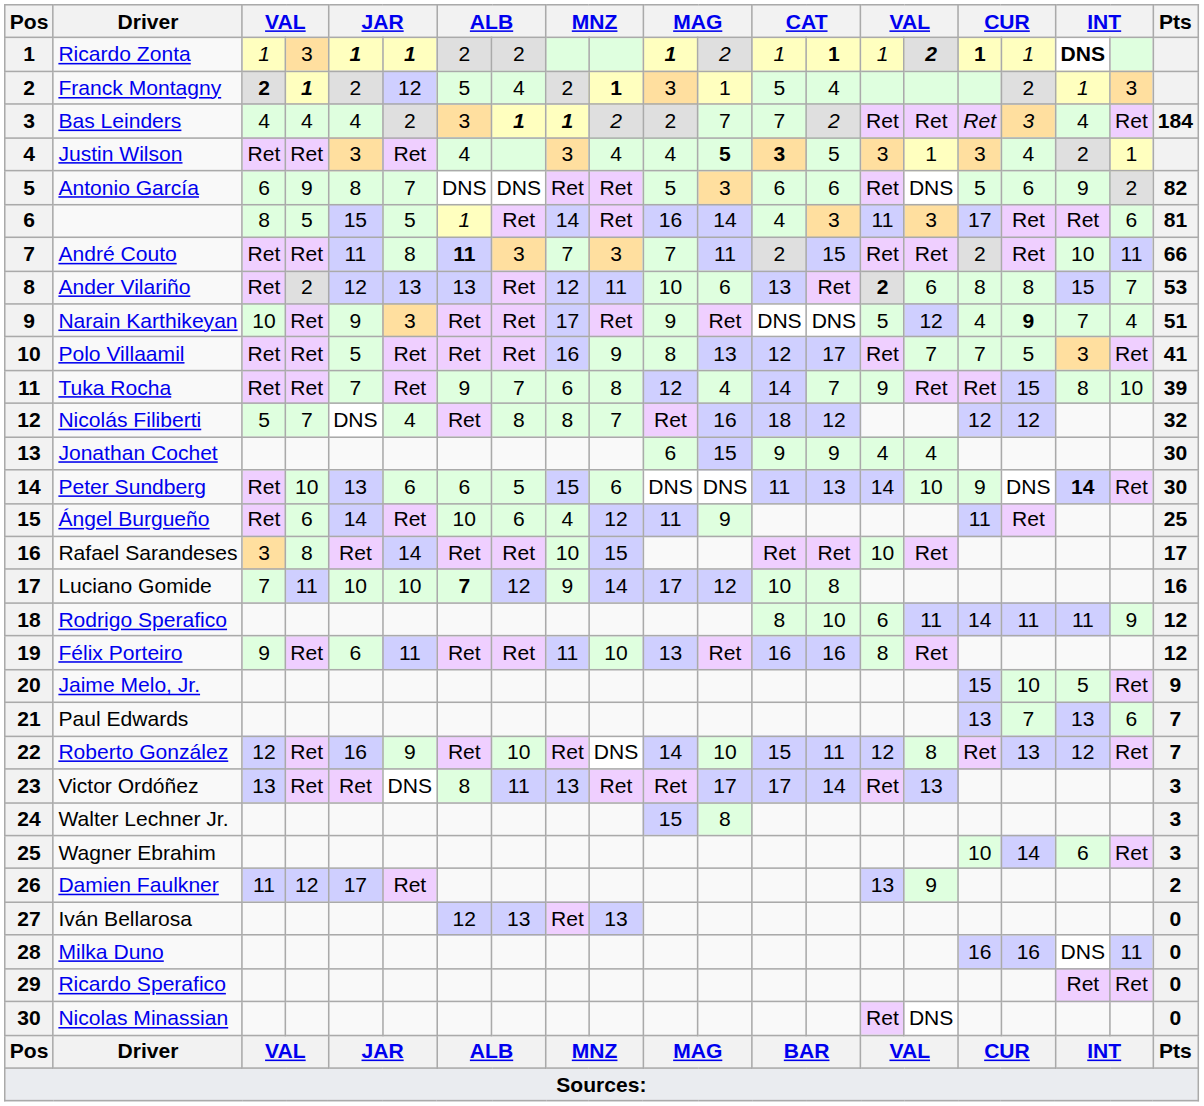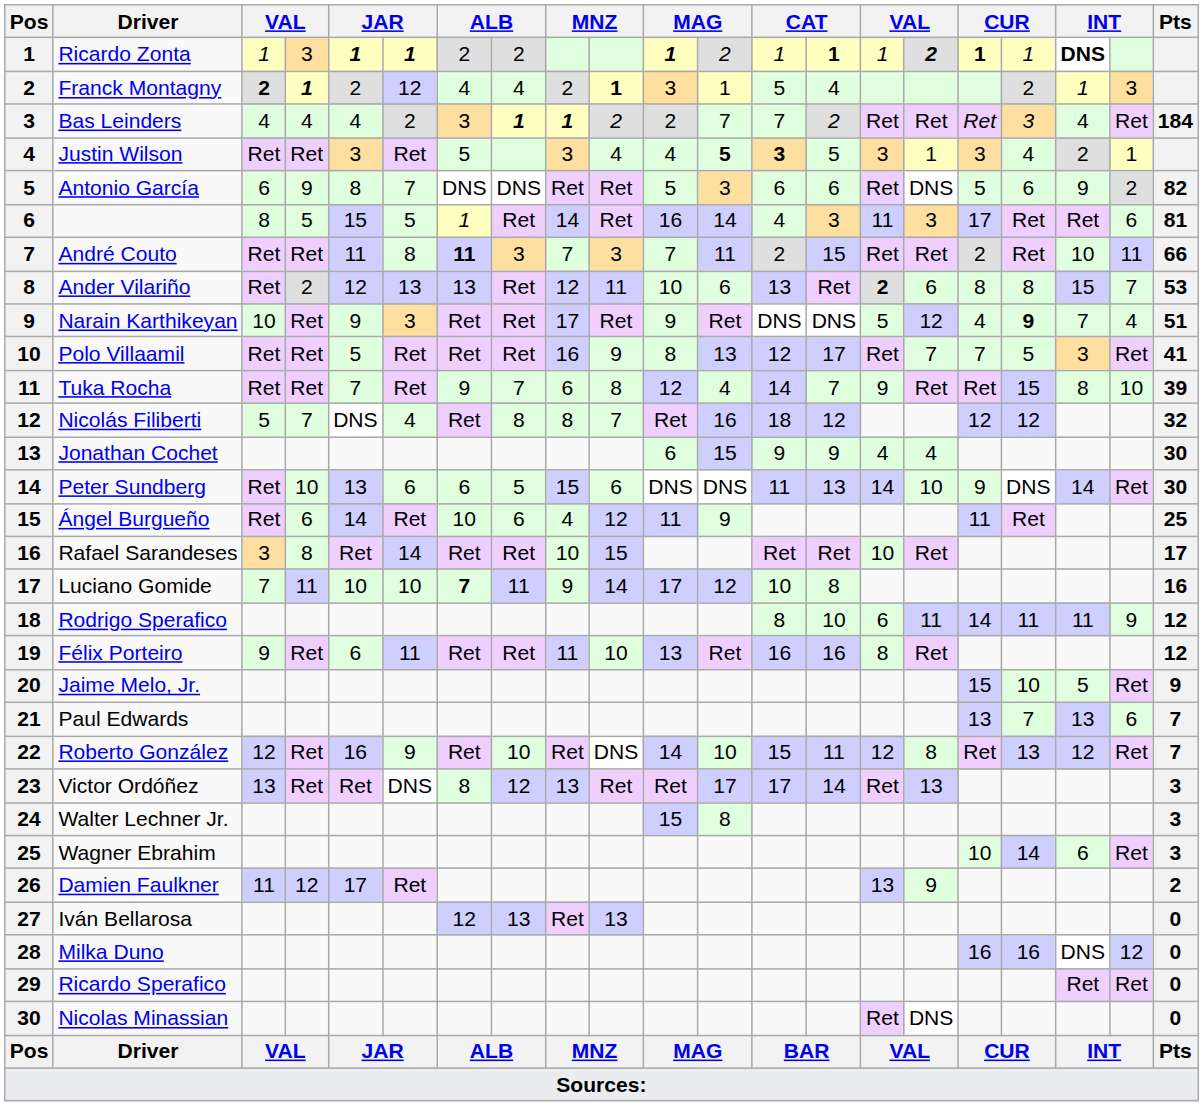(464, 87) 5 -> (464, 87) 4
(464, 154) 4 -> (464, 154) 5
(1083, 486) bold -> (1083, 486) normal
(519, 586) 12 -> (519, 586) 11
(519, 785) 11 -> (519, 785) 12
(1131, 951) 11 -> (1131, 951) 12
